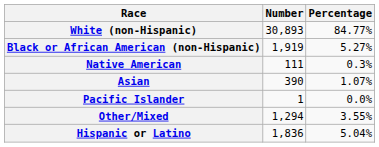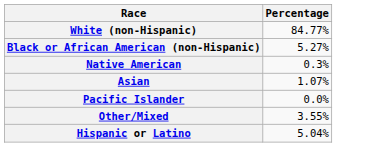- column: (285, 13)
